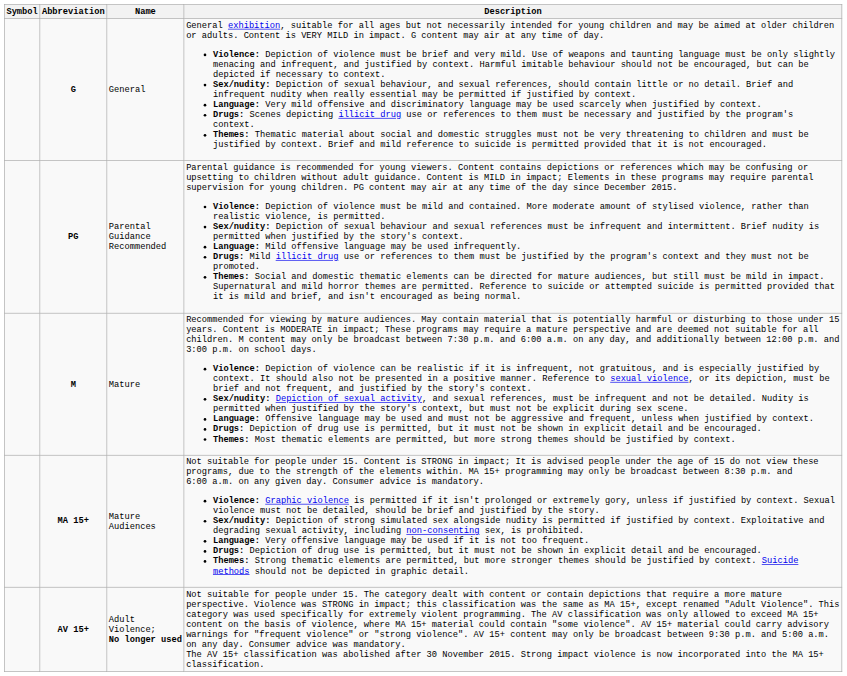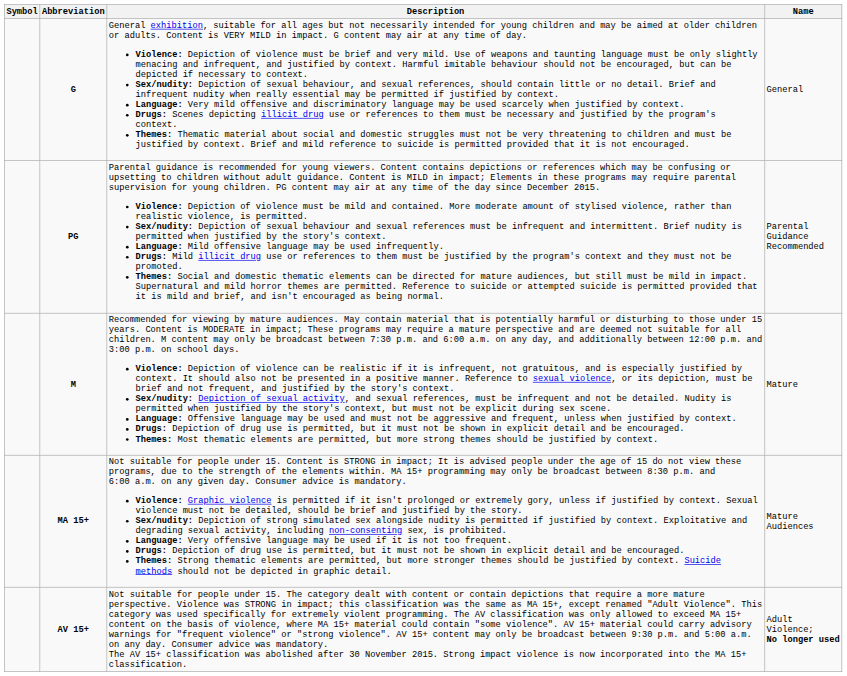columns swapped: (145, 11) <-> (513, 11)
